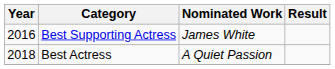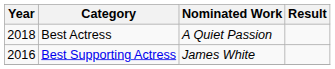rows swapped: (109, 34) <-> (76, 54)
